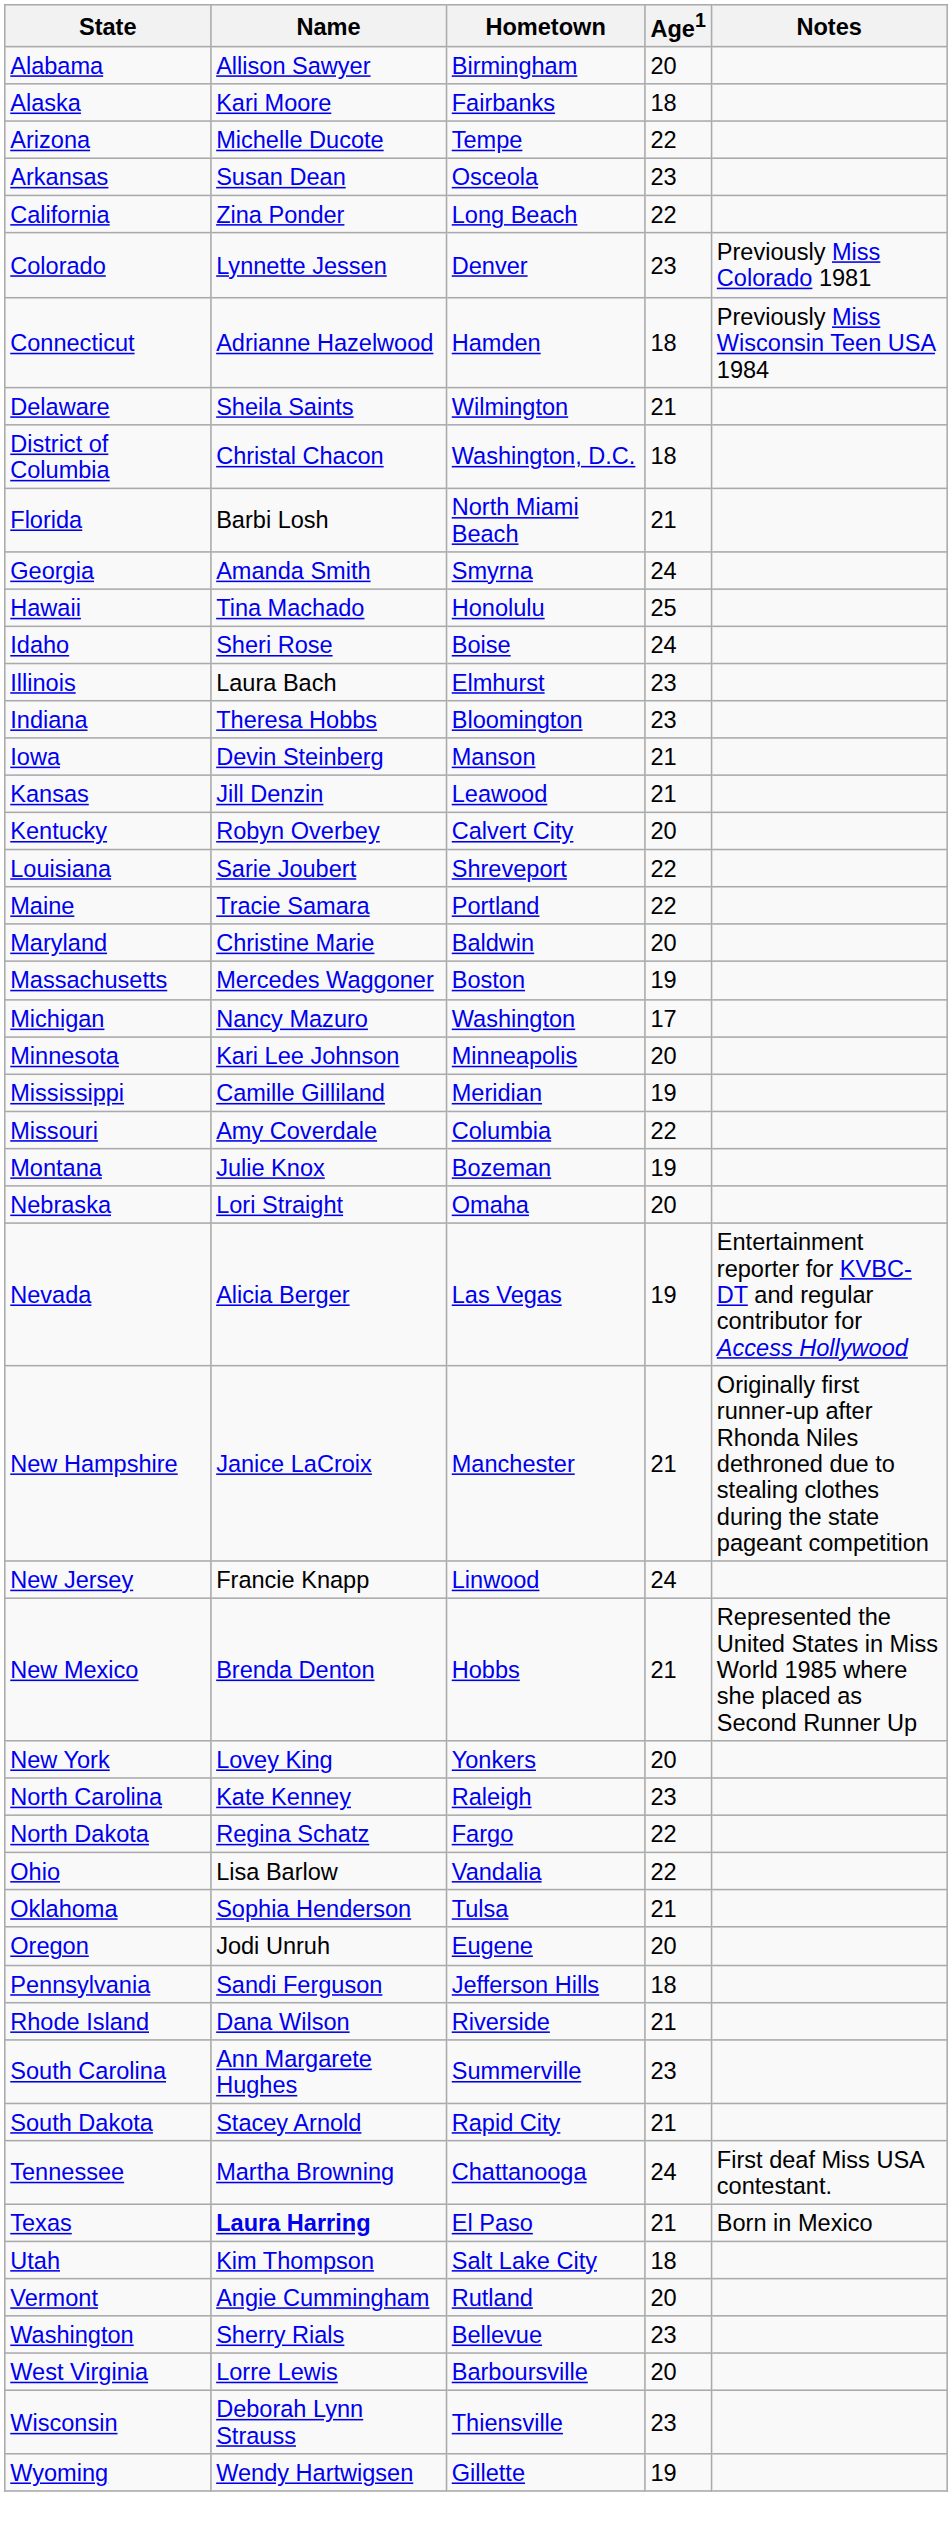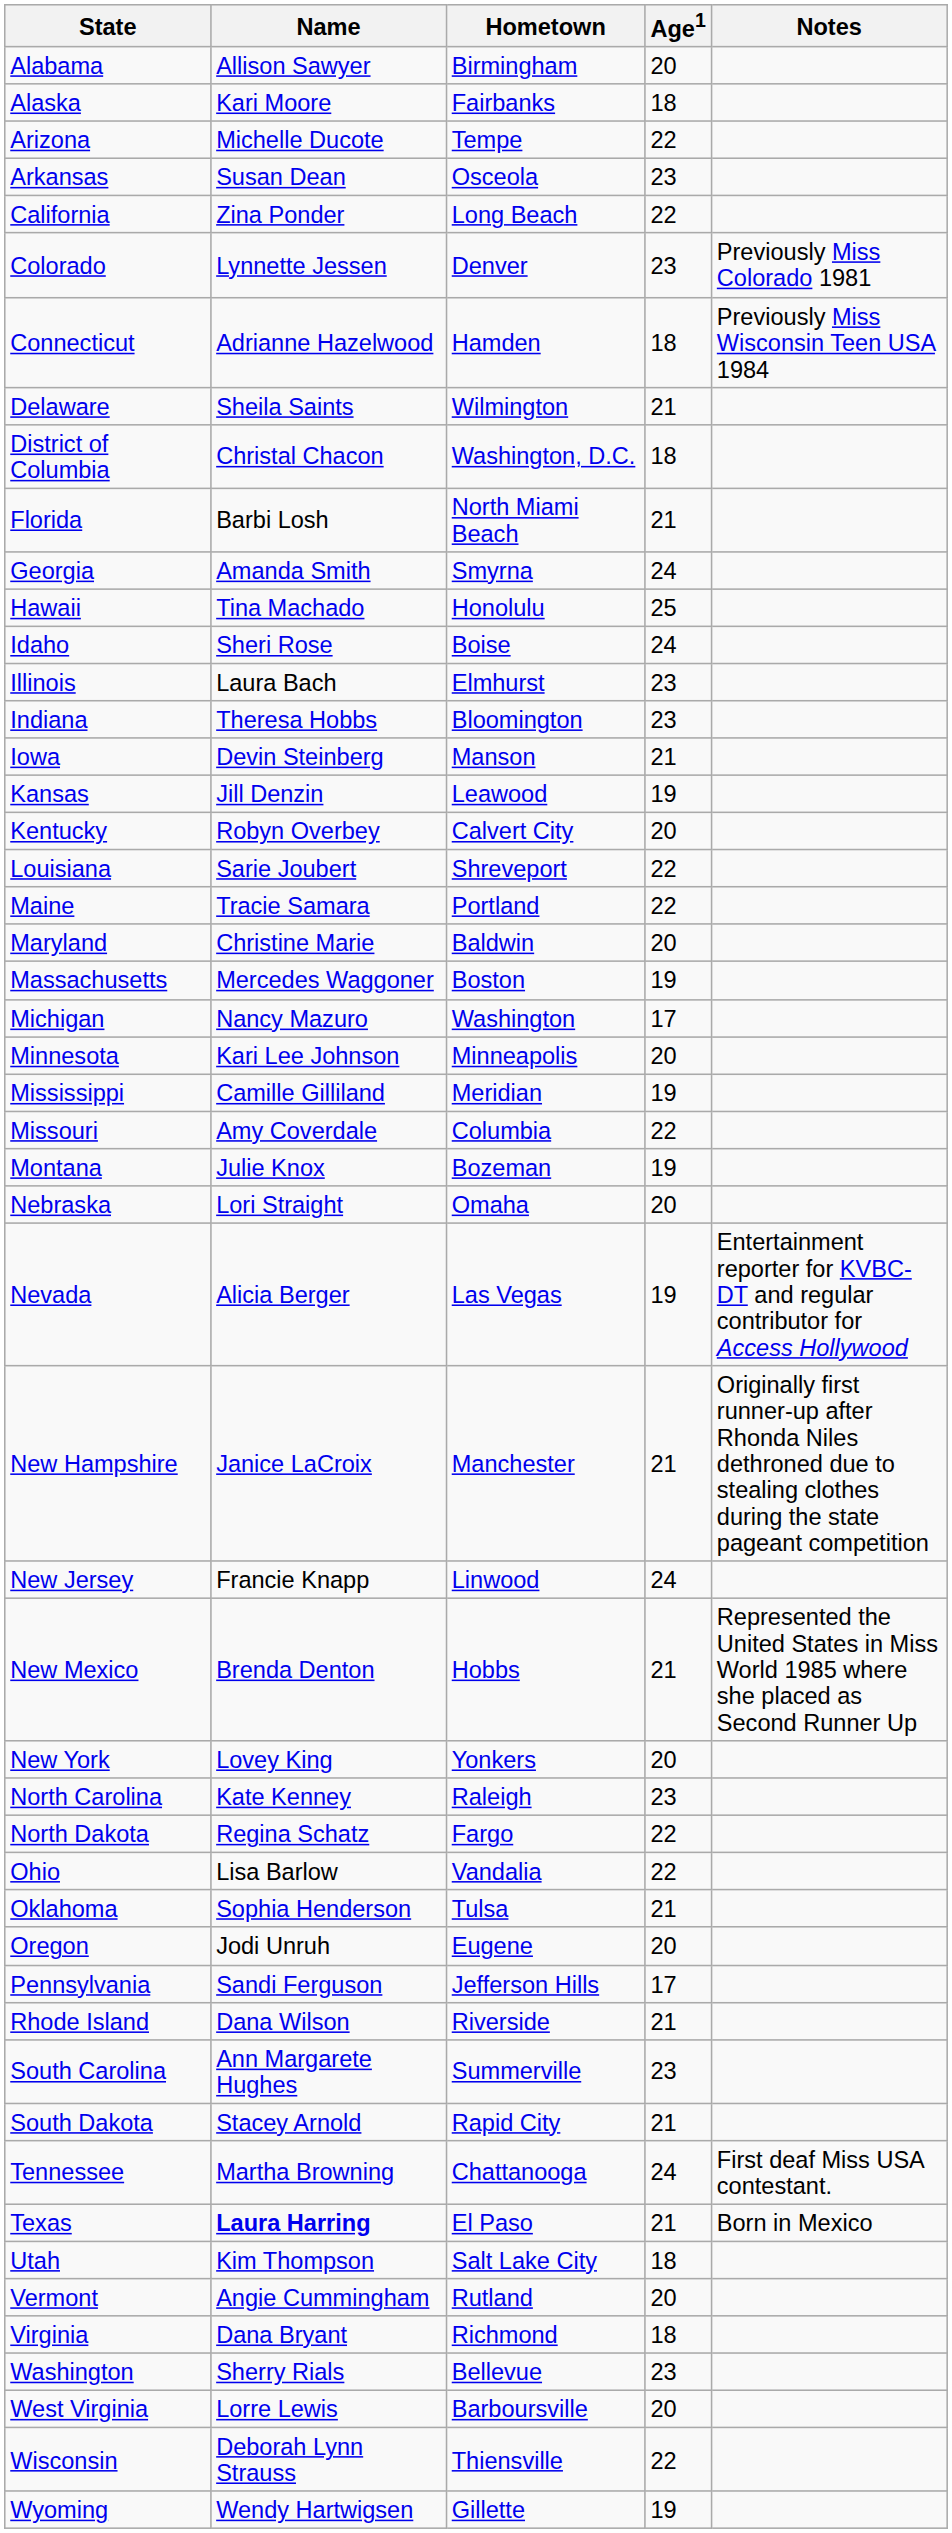(664, 794) 21 -> (664, 794) 19
(664, 1984) 18 -> (664, 1984) 17
+ row: (49, 2335)
(664, 2422) 23 -> (664, 2460) 22
